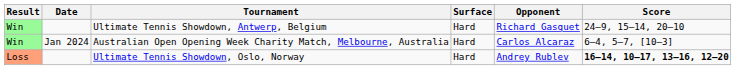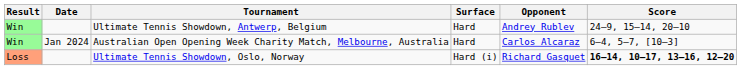(538, 27) Richard Gasquet -> (538, 27) Andrey Rublev
(464, 57) Hard -> (475, 57) Hard (i)
(533, 57) Andrey Rublev -> (544, 57) Richard Gasquet
